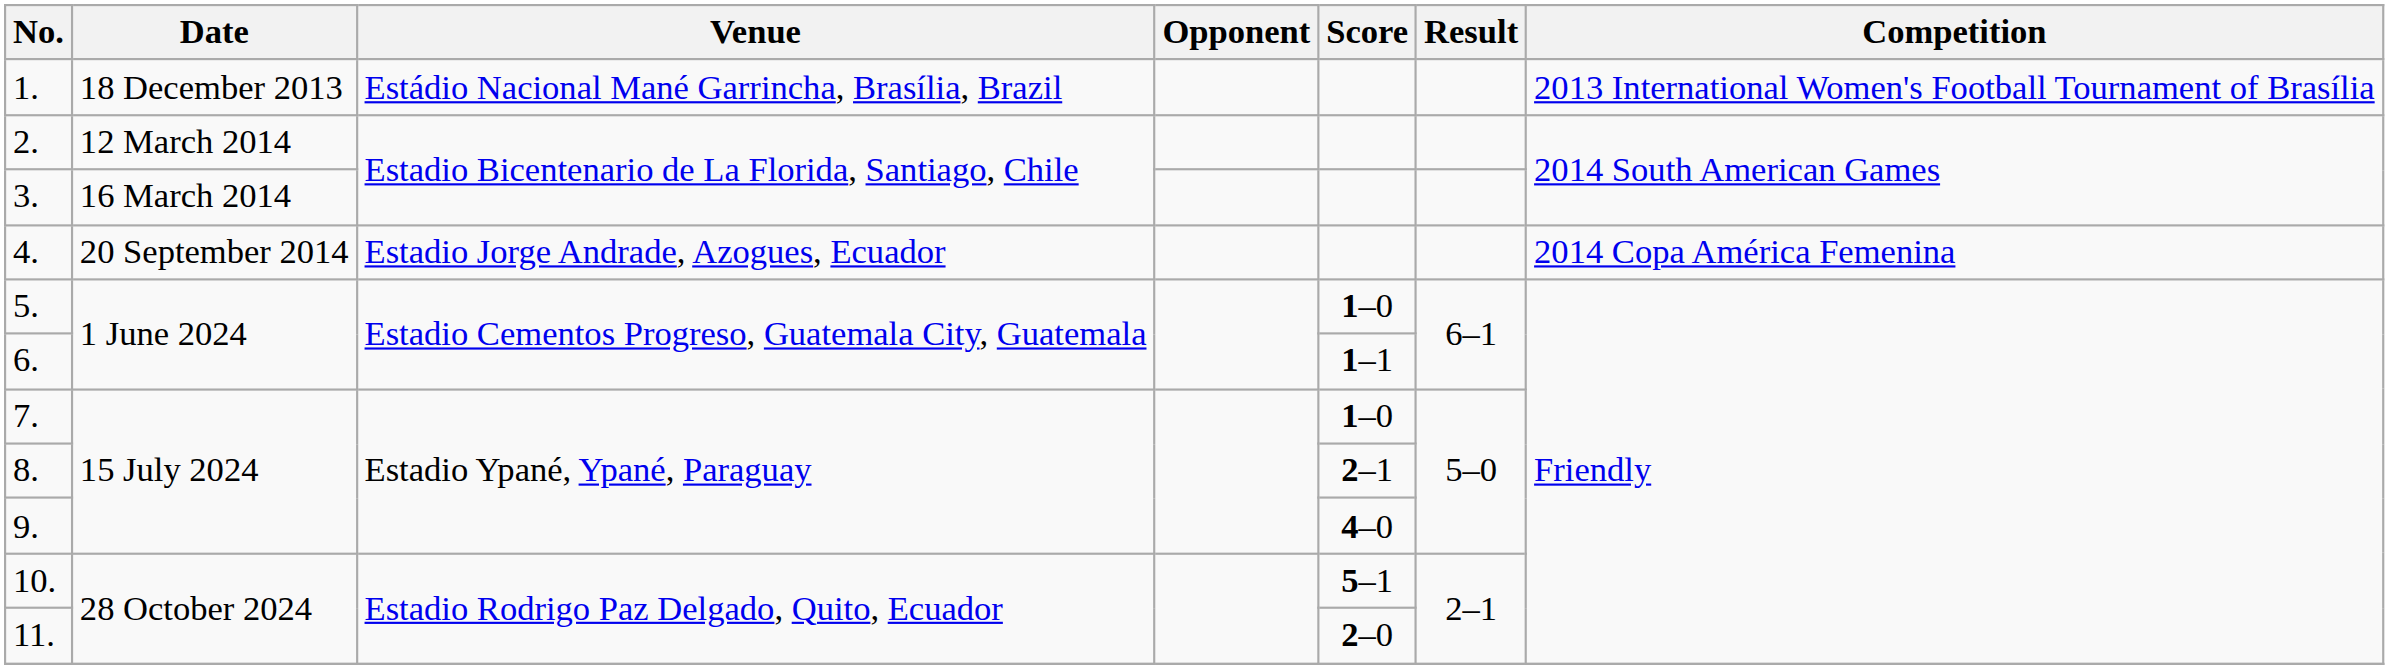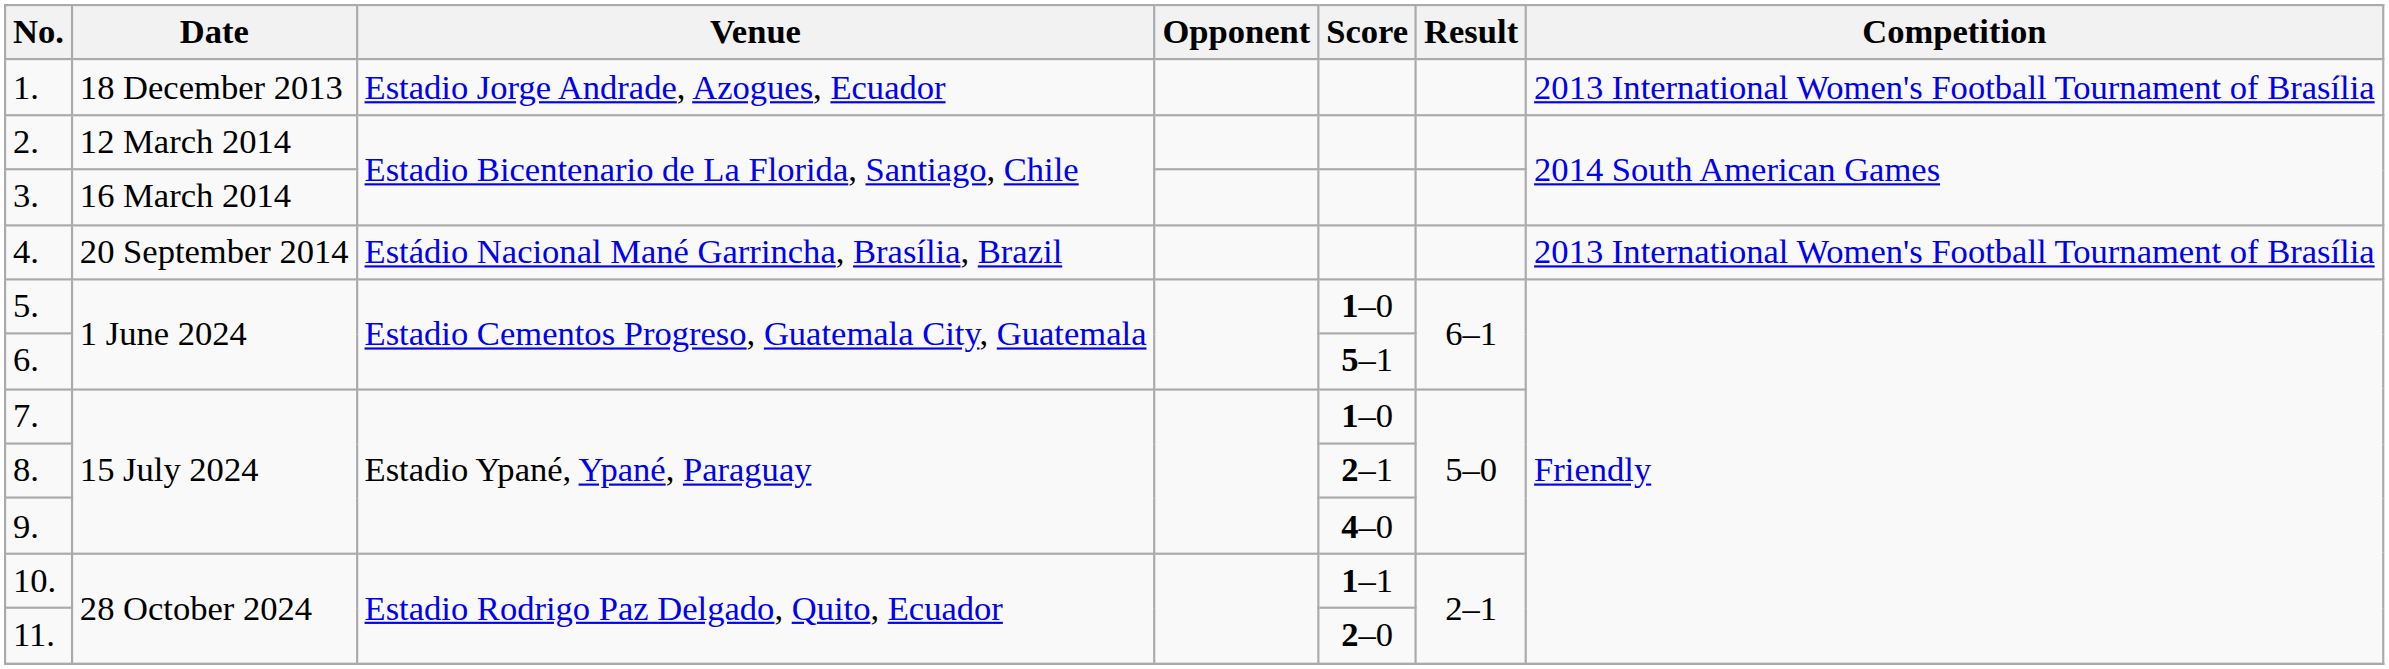(713, 86) Estádio Nacional Mané Garrincha, Brasília, Brazil -> (655, 86) Estadio Jorge Andrade, Azogues, Ecuador
(655, 251) Estadio Jorge Andrade, Azogues, Ecuador -> (713, 251) Estádio Nacional Mané Garrincha, Brasília, Brazil
(1745, 251) 2014 Copa América Femenina -> (1954, 251) 2013 International Women's Football Tournament of Brasília
(1367, 360) 1–1 -> (1367, 360) 5–1
(1367, 580) 5–1 -> (1367, 580) 1–1
